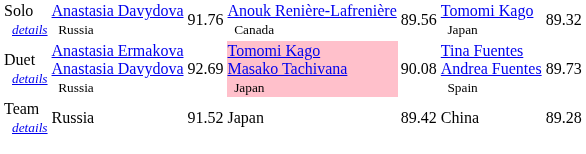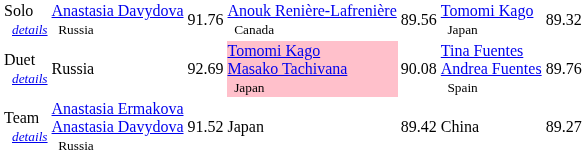(118, 68) Anastasia Ermakova Anastasia Davydova Russia -> (73, 68) Russia
(564, 68) 89.73 -> (564, 68) 89.76
(73, 118) Russia -> (118, 126) Anastasia Ermakova Anastasia Davydova Russia
(564, 118) 89.28 -> (564, 126) 89.27
